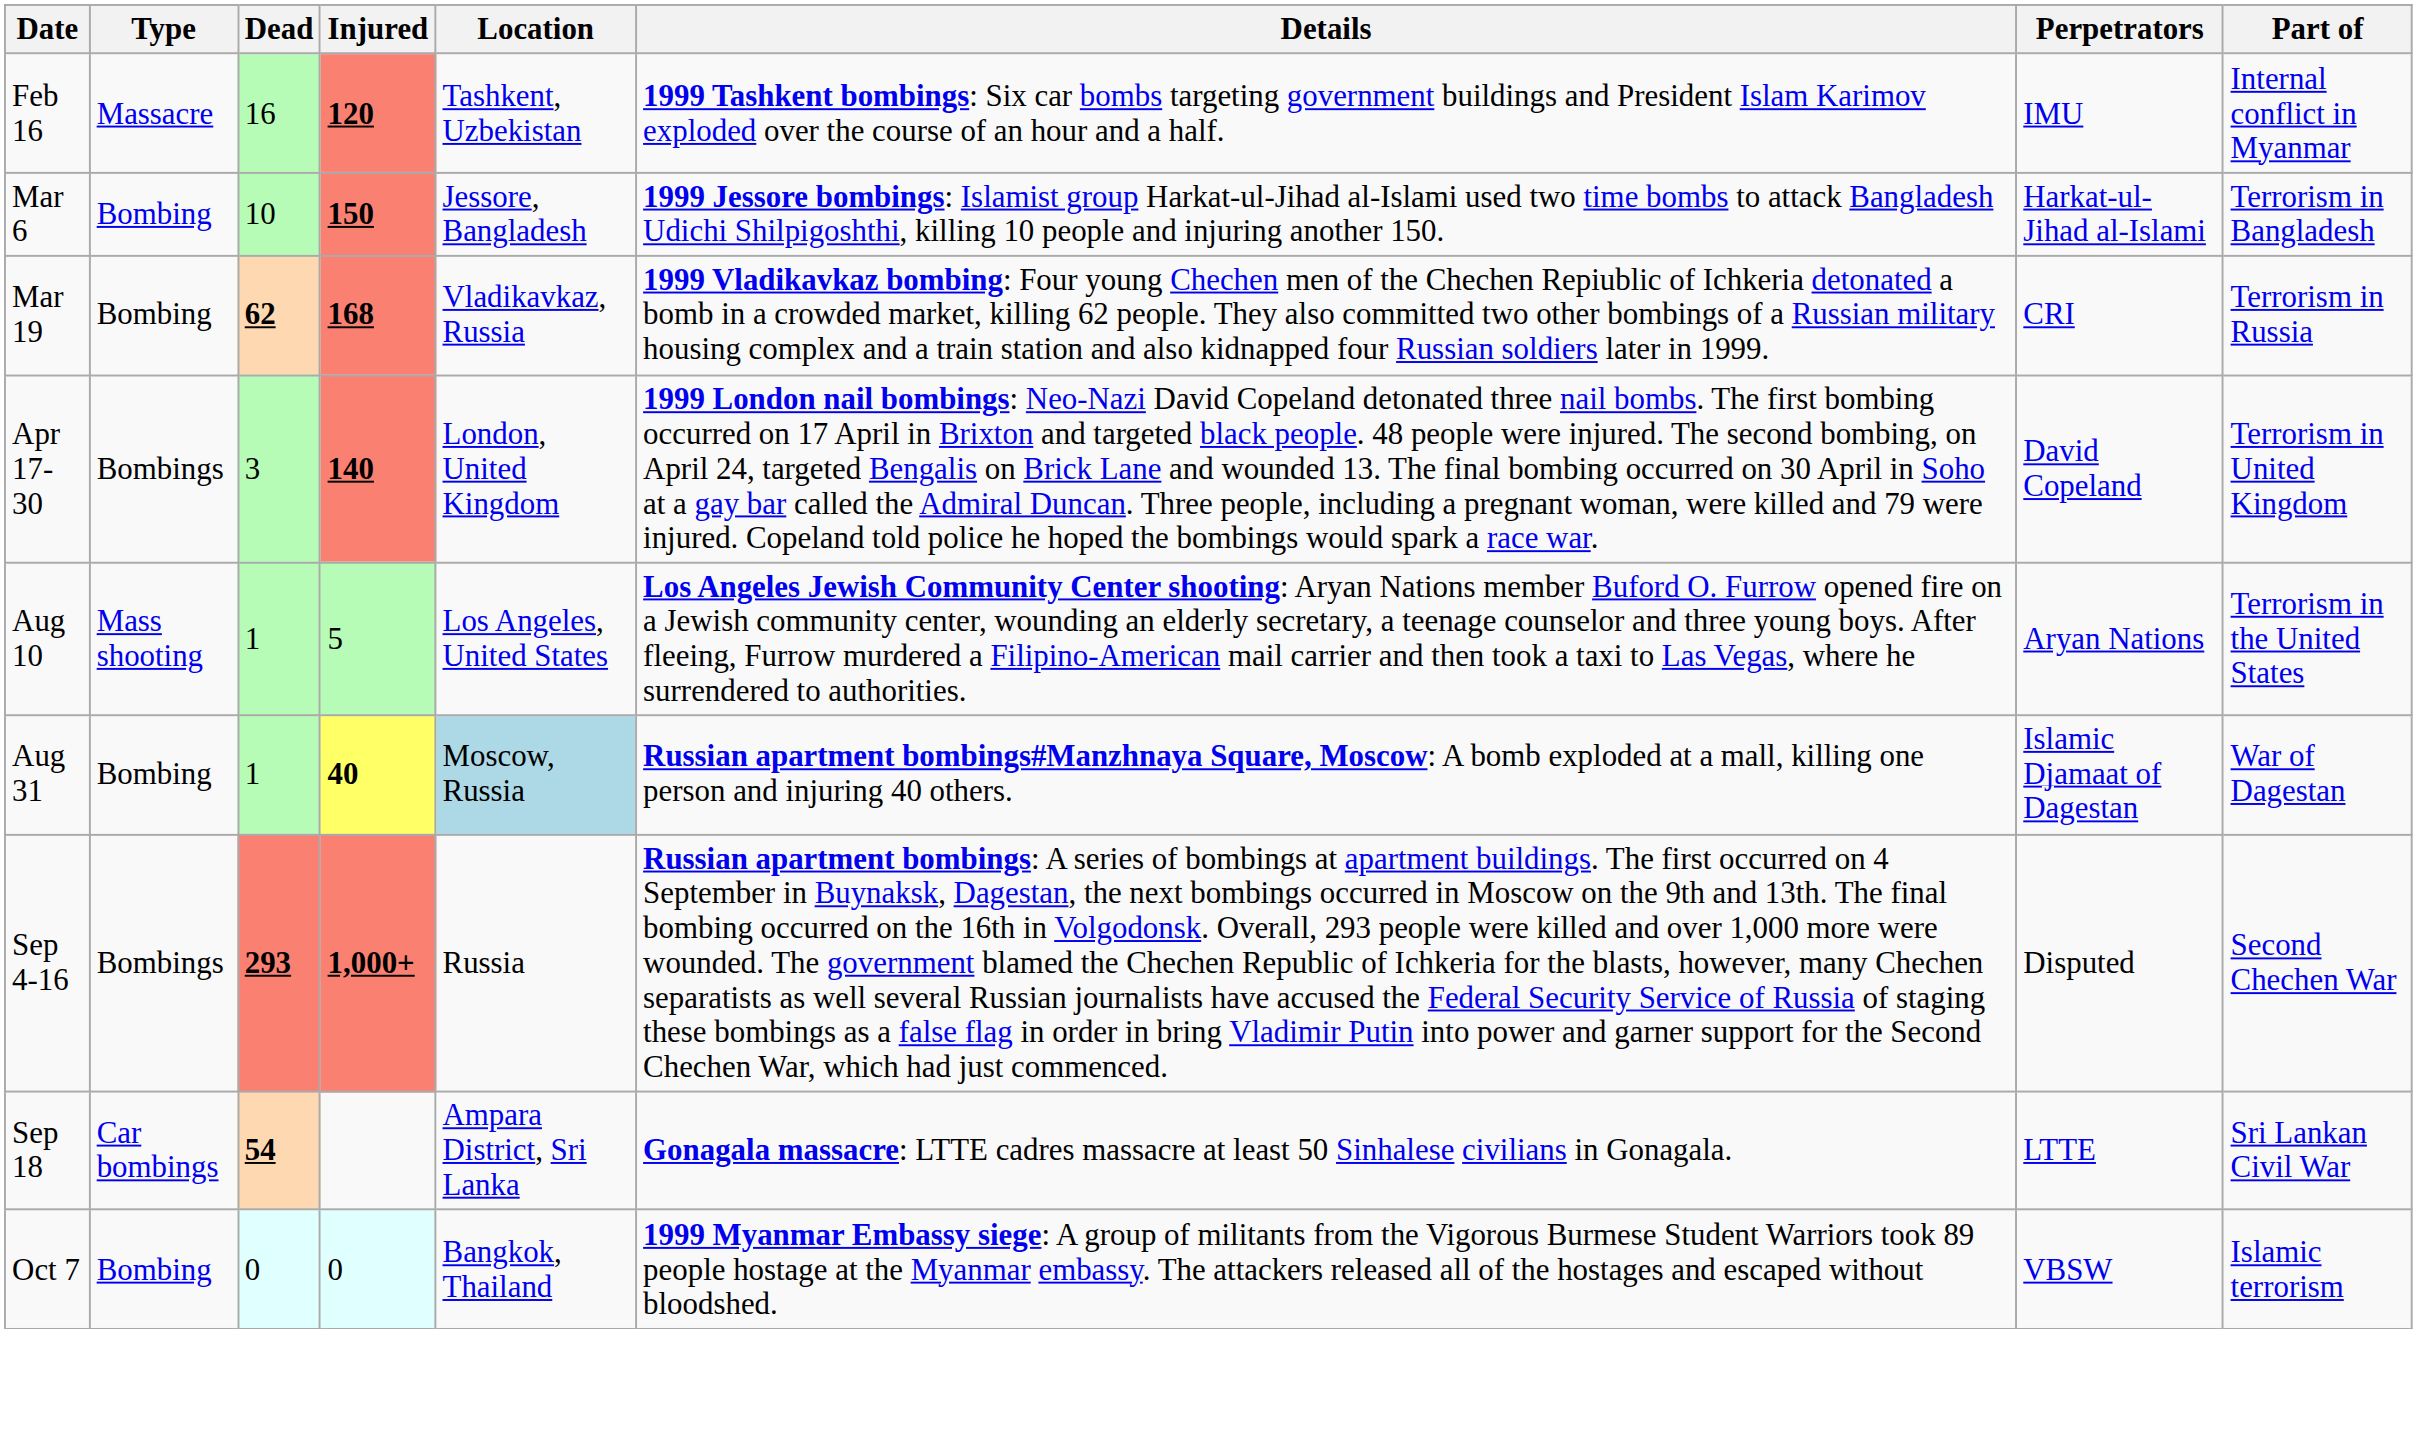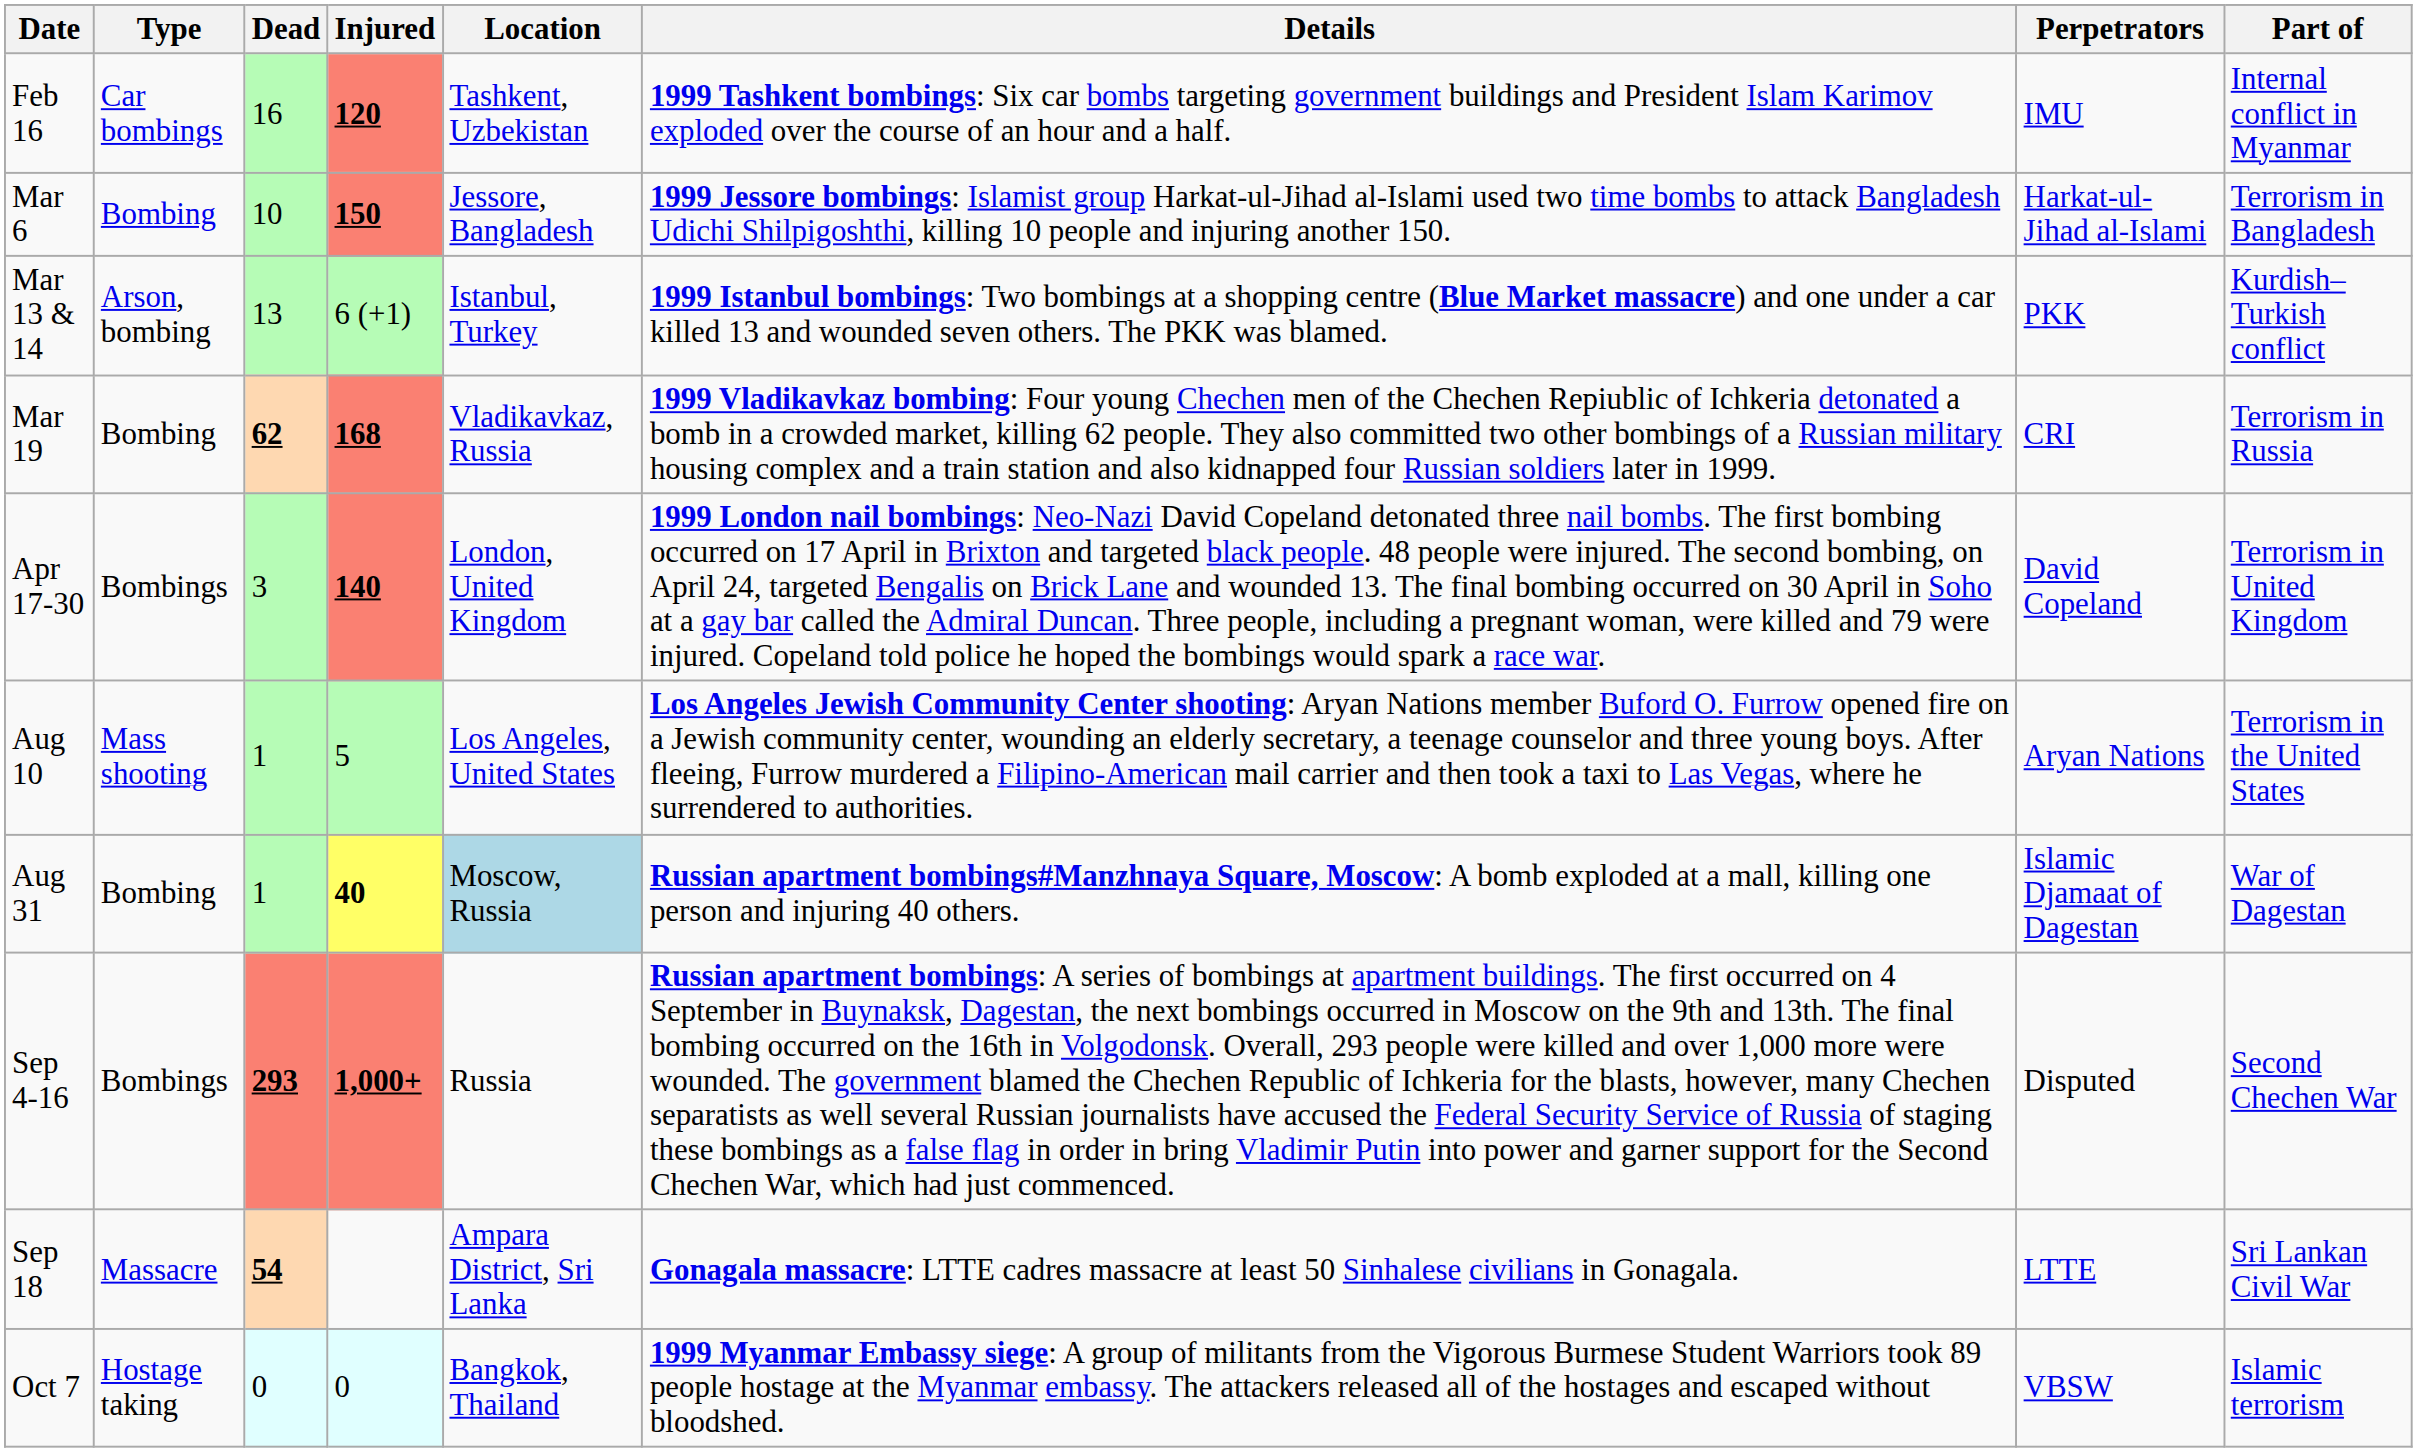(155, 112) Massacre -> (162, 112) Car bombings
+ row: (43, 314)
(158, 1150) Car bombings -> (159, 1268) Massacre
(154, 1268) Bombing -> (151, 1387) Hostage taking
